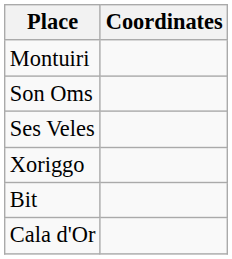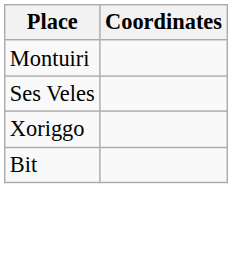- row: (51, 93)
- row: (53, 235)
